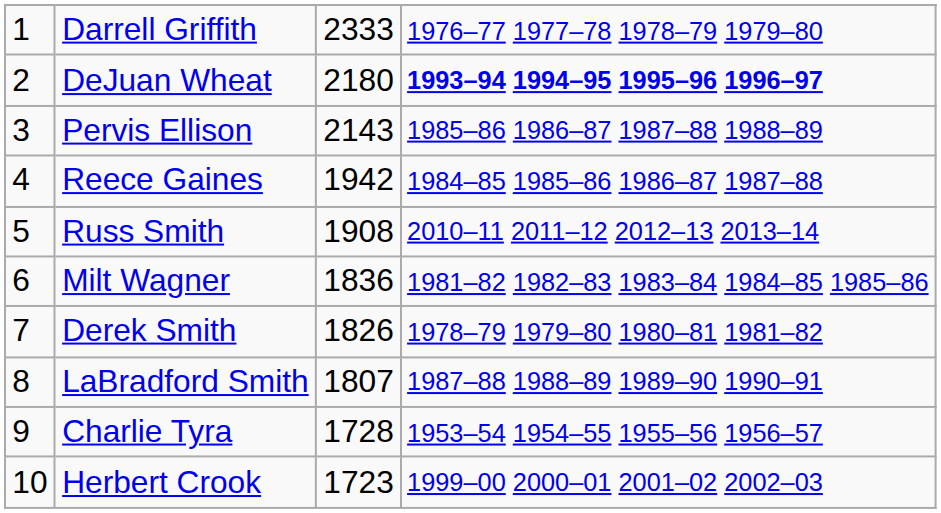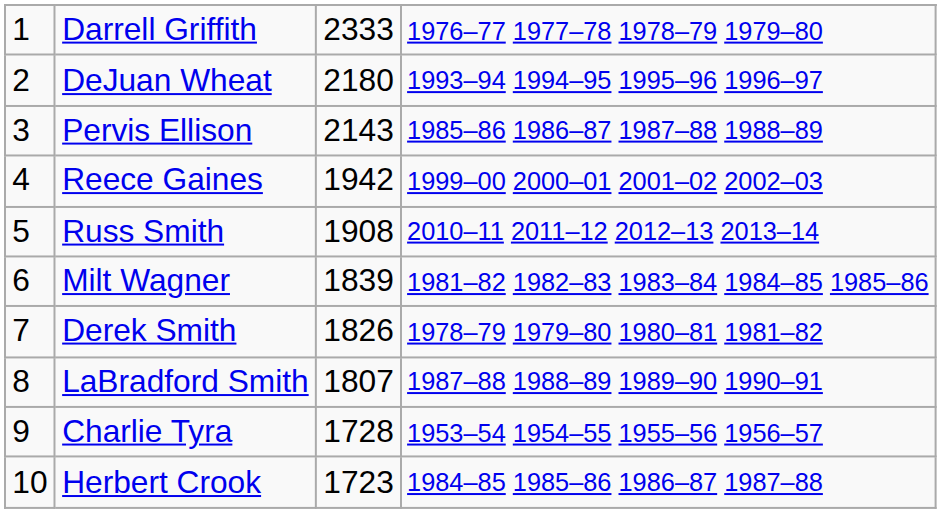(615, 80) bold -> (615, 80) normal
(615, 181) 1984–85 1985–86 1986–87 1987–88 -> (615, 181) 1999–00 2000–01 2001–02 2002–03
(359, 280) 1836 -> (359, 280) 1839
(615, 482) 1999–00 2000–01 2001–02 2002–03 -> (615, 482) 1984–85 1985–86 1986–87 1987–88
